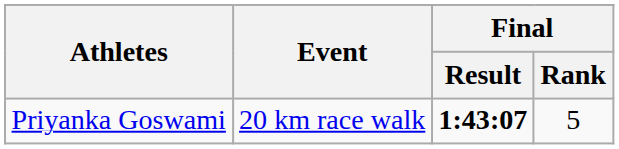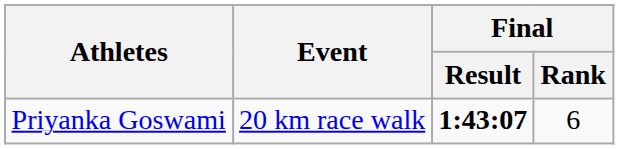(573, 120) 5 -> (573, 120) 6
